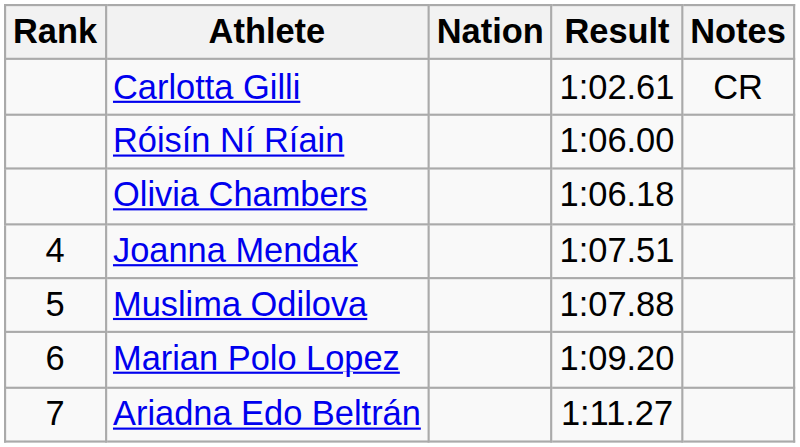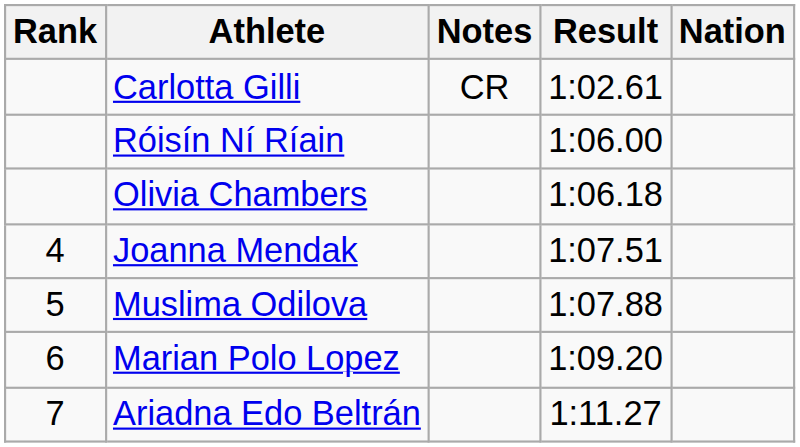columns swapped: (490, 31) <-> (738, 31)
